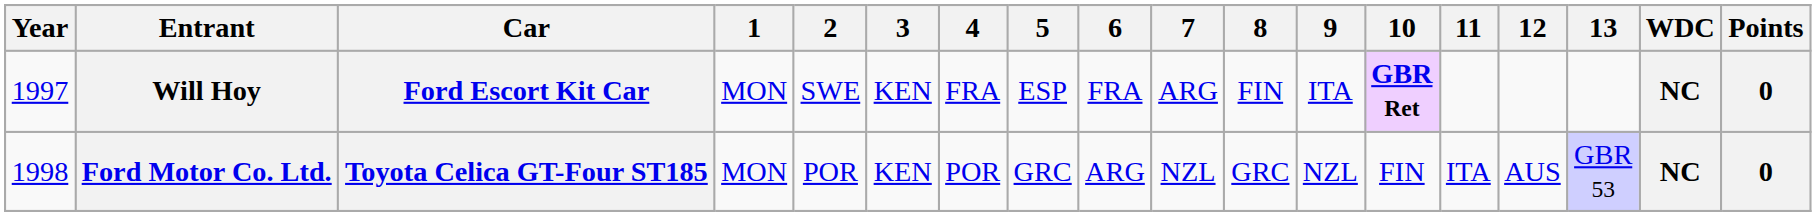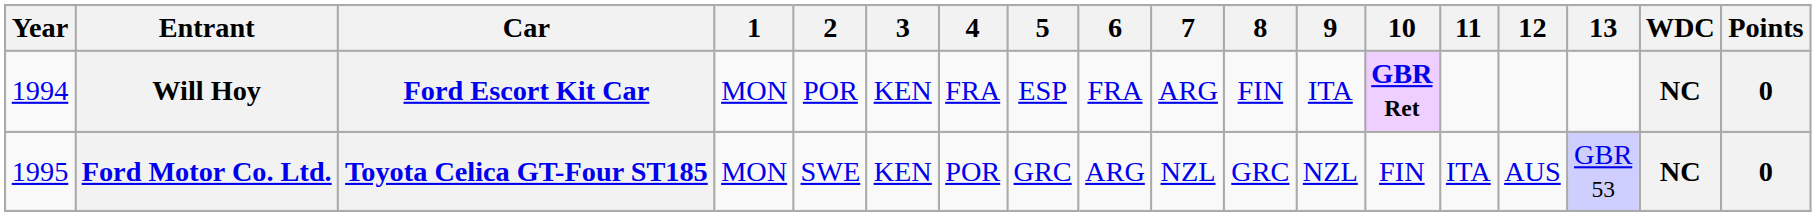(40, 90) 1997 -> (40, 90) 1994
(830, 90) SWE -> (830, 90) POR
(40, 170) 1998 -> (40, 170) 1995
(830, 170) POR -> (830, 170) SWE
